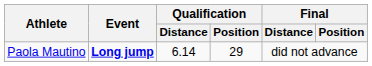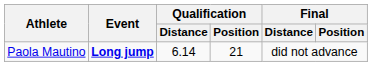(236, 52) 29 -> (236, 52) 21
